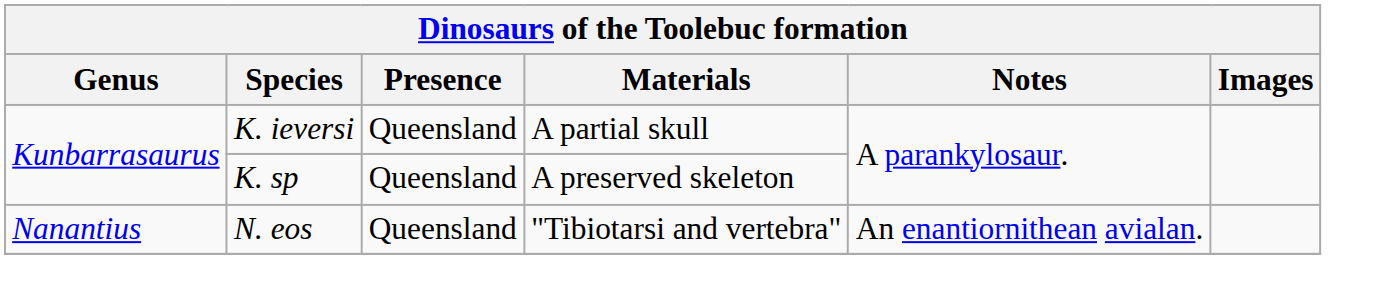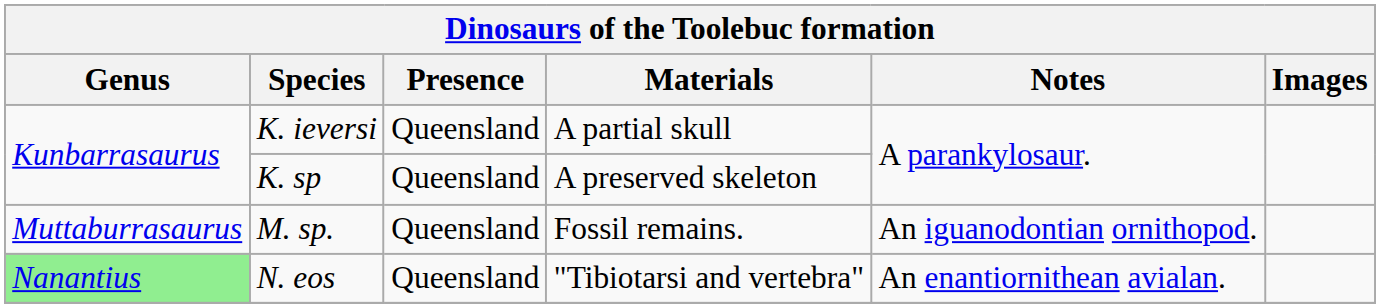+ row: (295, 228)
(77, 228) no background -> (77, 278) lightgreen background
